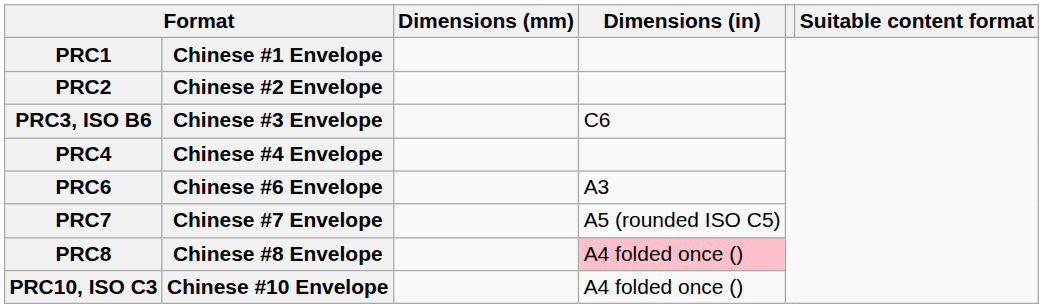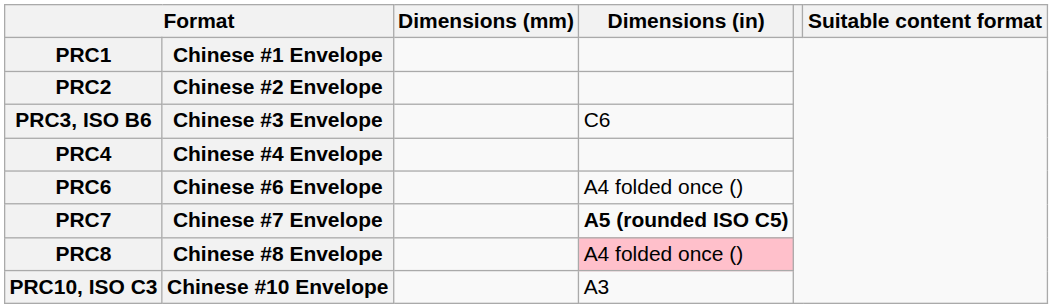(596, 187) A3 -> (663, 187) A4 folded once ()
(682, 220) normal -> (686, 220) bold
(663, 287) A4 folded once () -> (596, 287) A3
